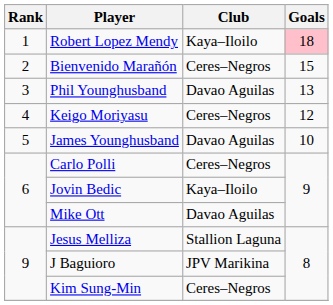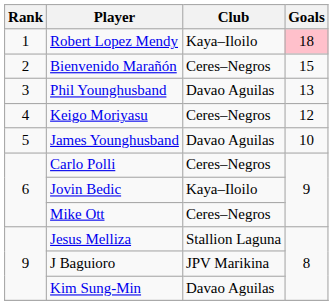(230, 213) Davao Aguilas -> (228, 213) Ceres–Negros
(228, 287) Ceres–Negros -> (230, 287) Davao Aguilas
